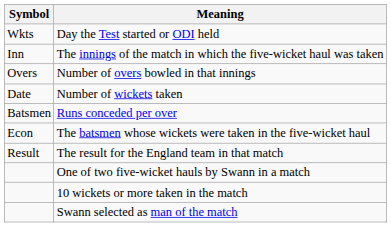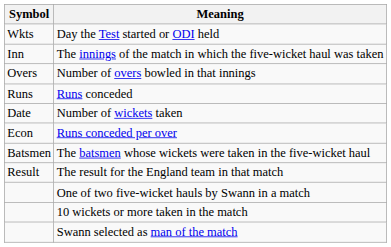+ row: (95, 93)
(29, 113) Batsmen -> (20, 133) Econ
(20, 133) Econ -> (29, 152) Batsmen
